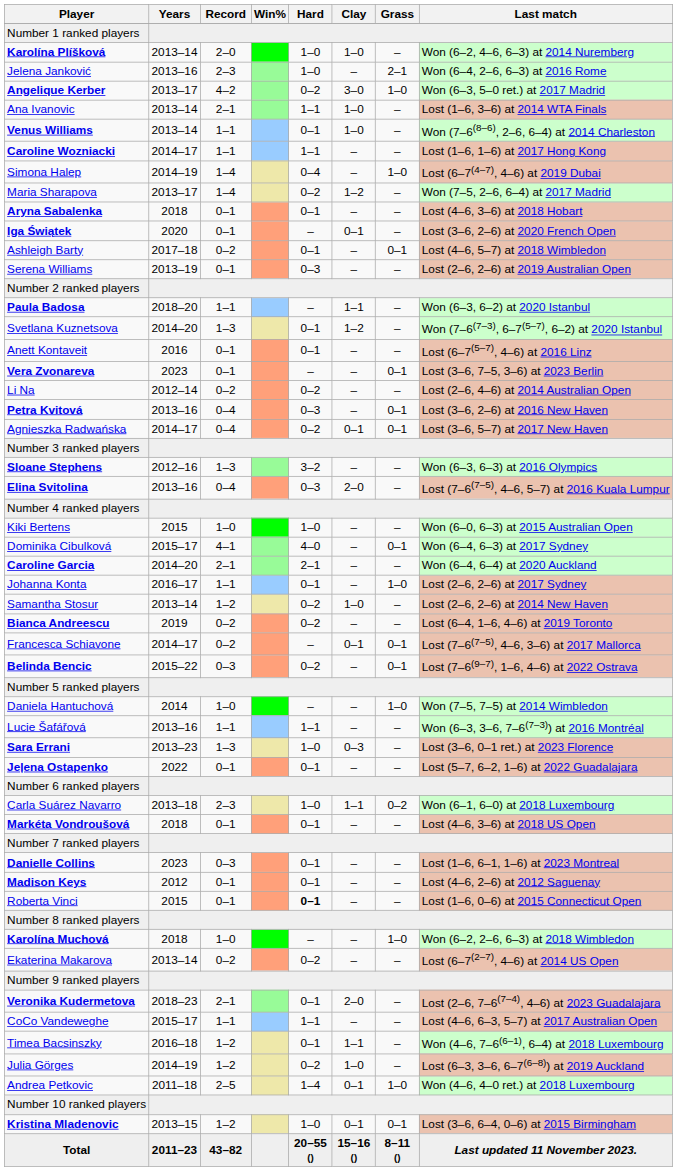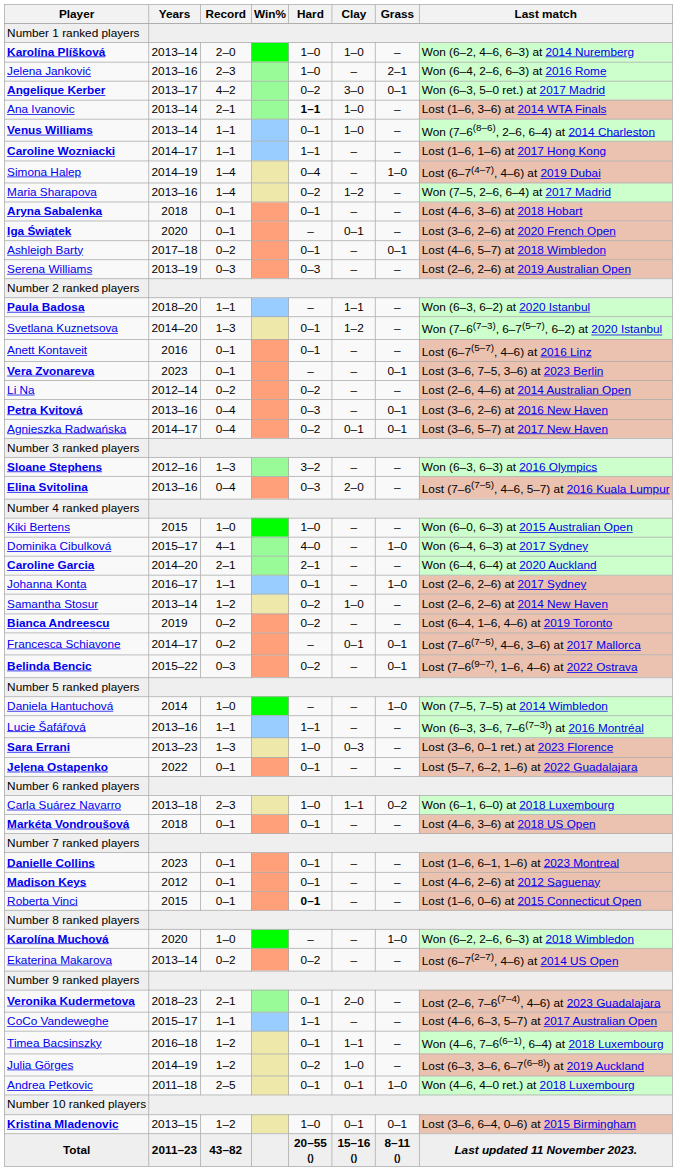(397, 90) 1–0 -> (397, 90) 0–1
(310, 109) normal -> (310, 109) bold
(174, 192) 2013–17 -> (174, 192) 2013–16
(226, 268) 0–1 -> (226, 268) 0–3
(397, 546) 0–1 -> (397, 546) 1–0
(226, 862) 0–3 -> (226, 862) 0–1
(174, 938) 2018 -> (174, 938) 2020
(310, 1085) 1–4 -> (310, 1085) 0–1
